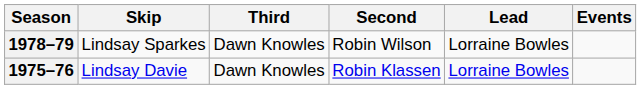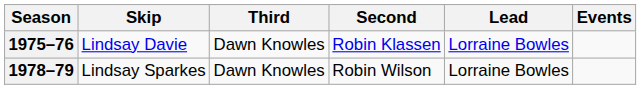rows swapped: (41, 71) <-> (41, 44)
